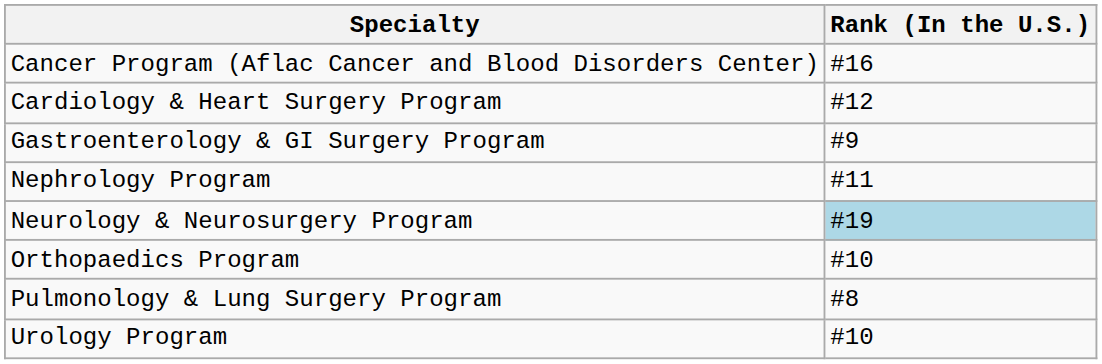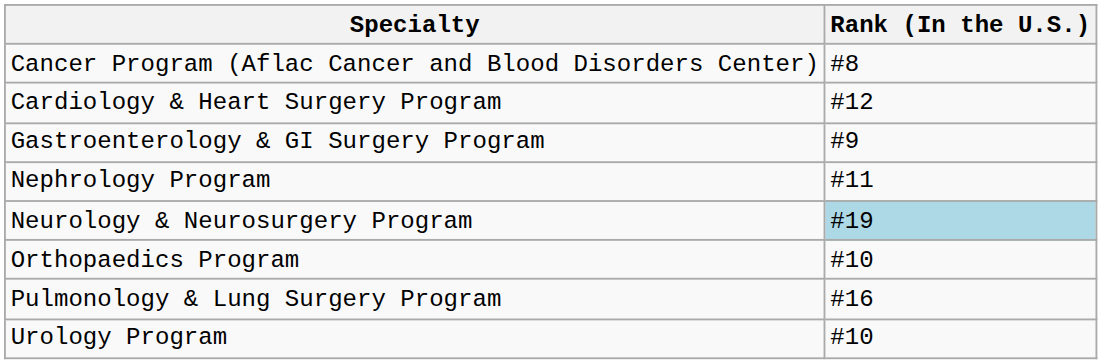(852, 64) #16 -> (845, 64) #8
(845, 299) #8 -> (852, 299) #16
